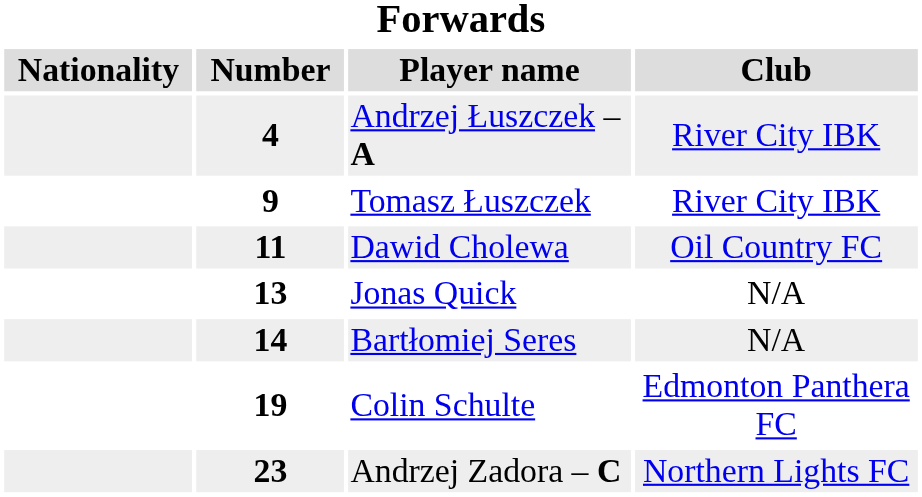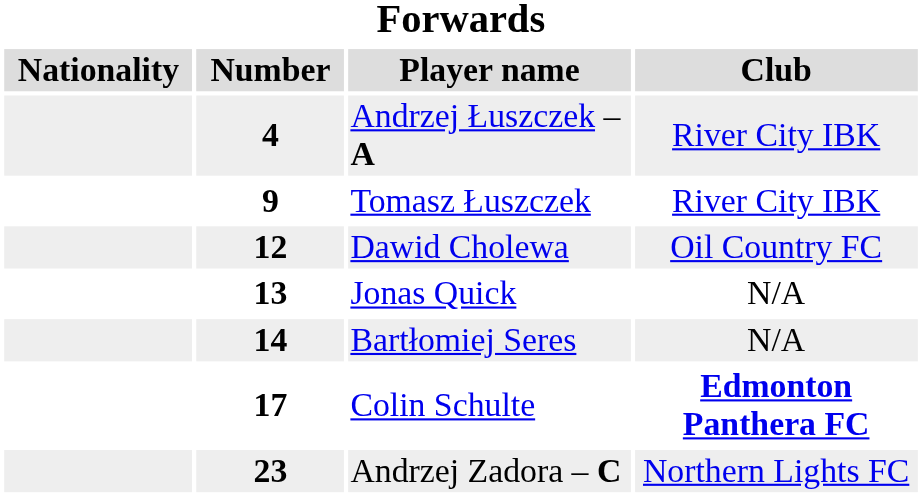(270, 246) 11 -> (270, 246) 12
(270, 405) 19 -> (270, 405) 17
(776, 405) normal -> (776, 405) bold
